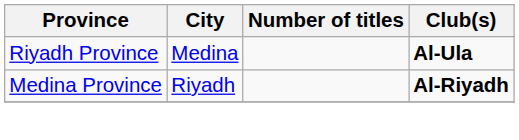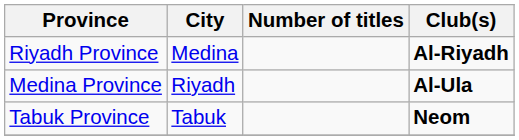(443, 53) Al-Ula -> (461, 53) Al-Riyadh
(461, 85) Al-Riyadh -> (443, 85) Al-Ula
+ row: (79, 118)
